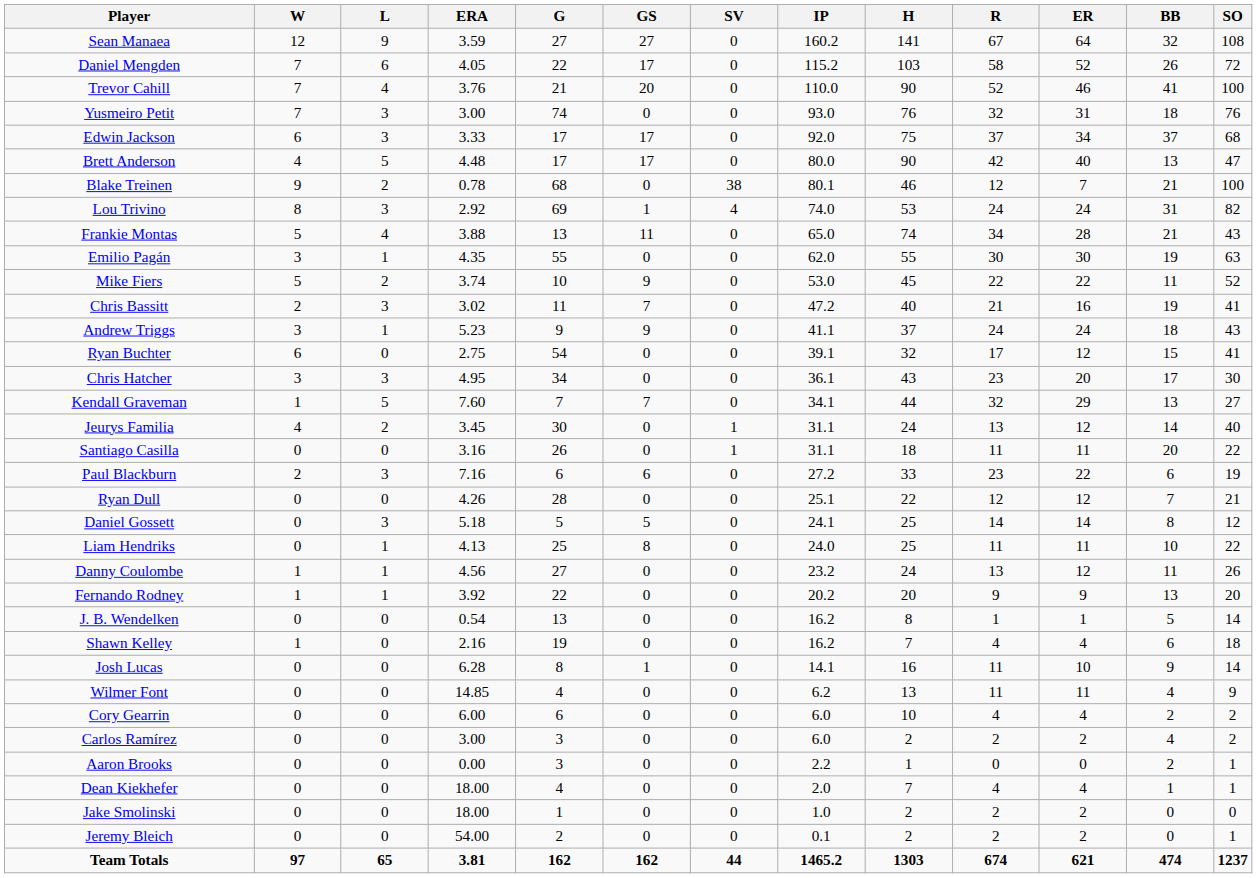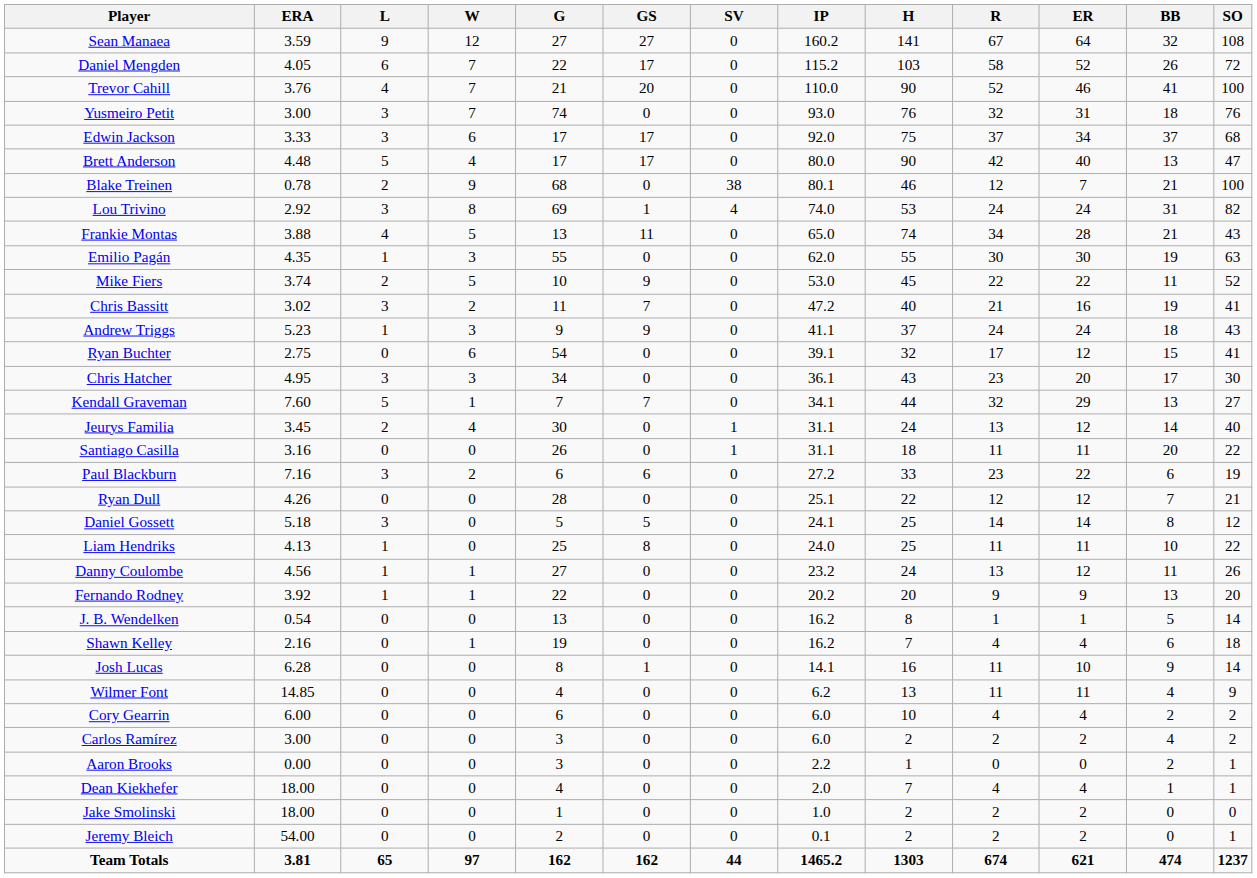columns swapped: (297, 16) <-> (472, 16)
